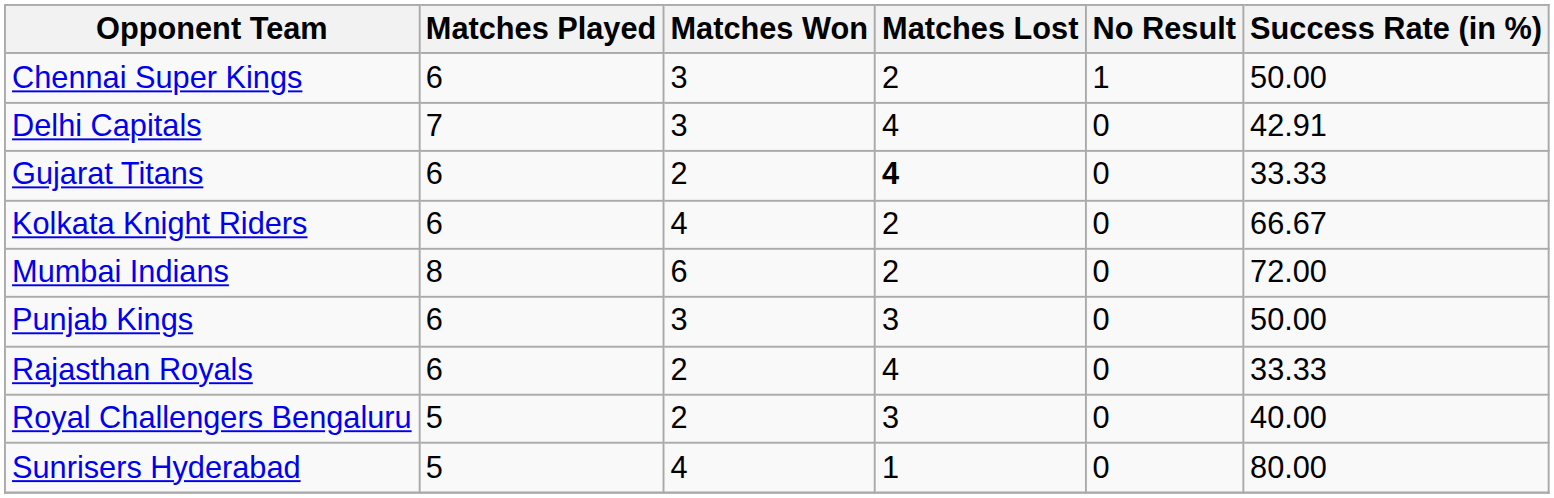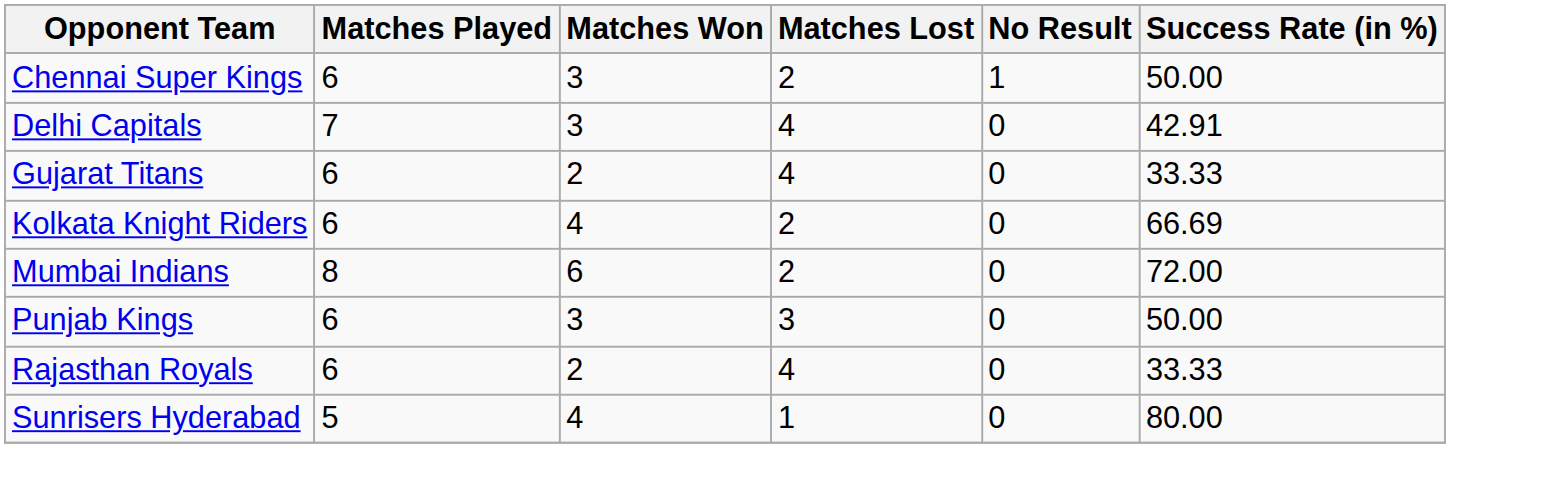(891, 175) bold -> (786, 175) normal
(1289, 223) 66.67 -> (1184, 223) 66.69
- row: (212, 418)
